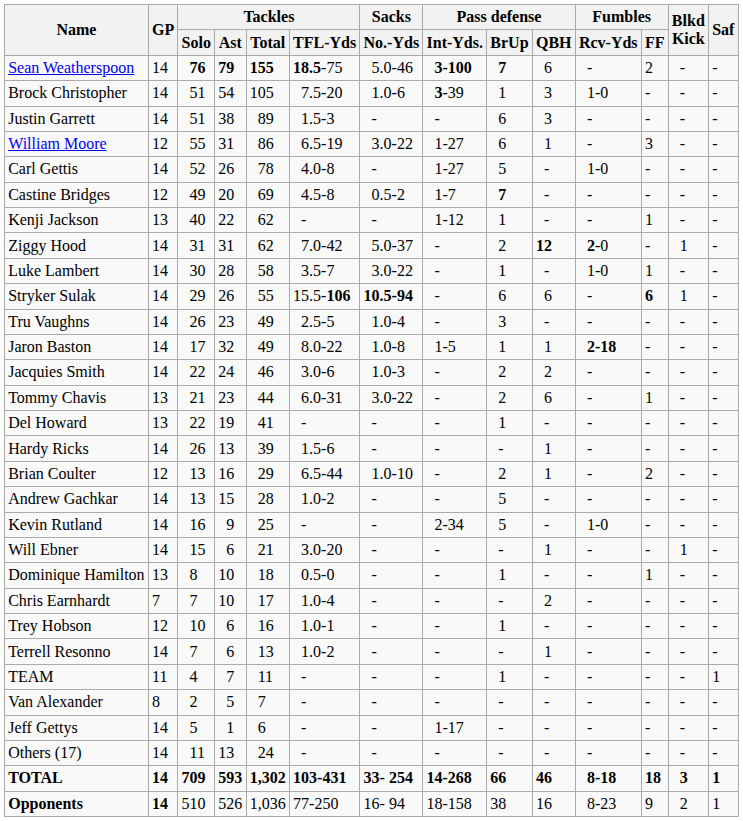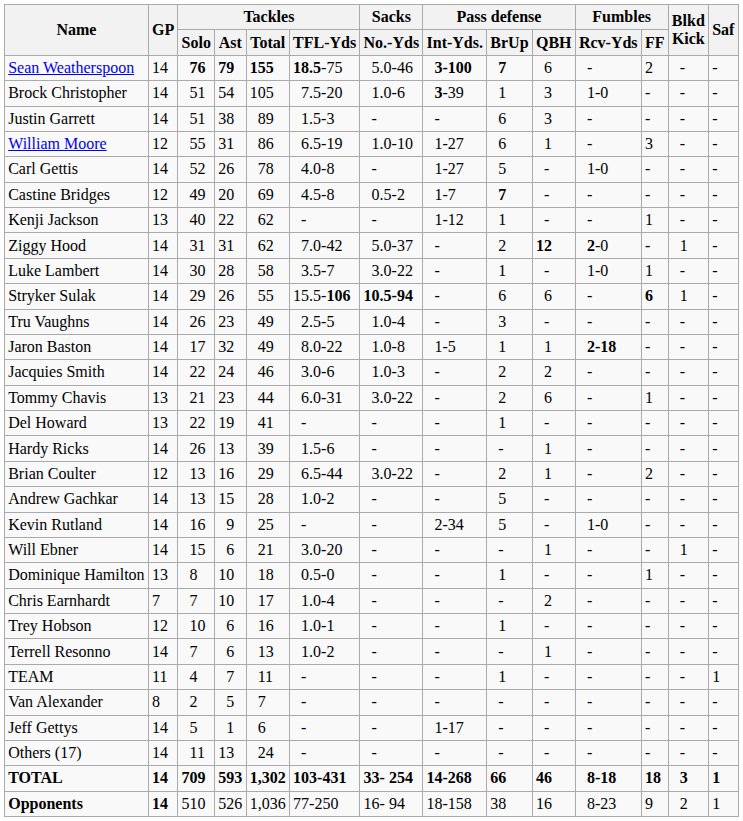(388, 144) 3.0-22 -> (388, 144) 1.0-10
(388, 473) 1.0-10 -> (388, 473) 3.0-22
